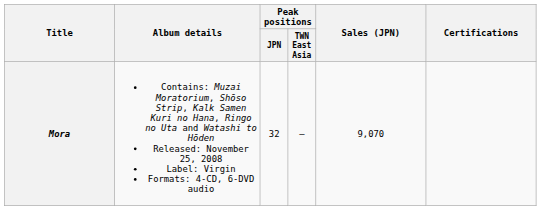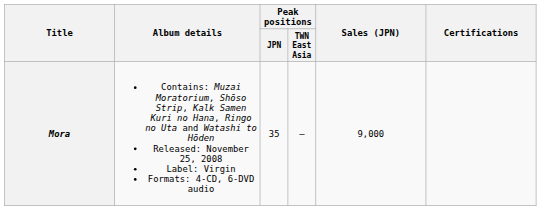(274, 133) 32 -> (274, 133) 35
(371, 133) 9,070 -> (371, 133) 9,000
